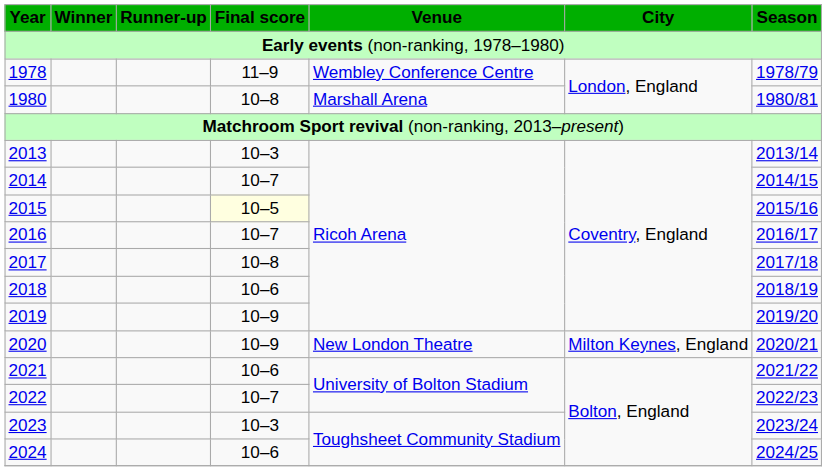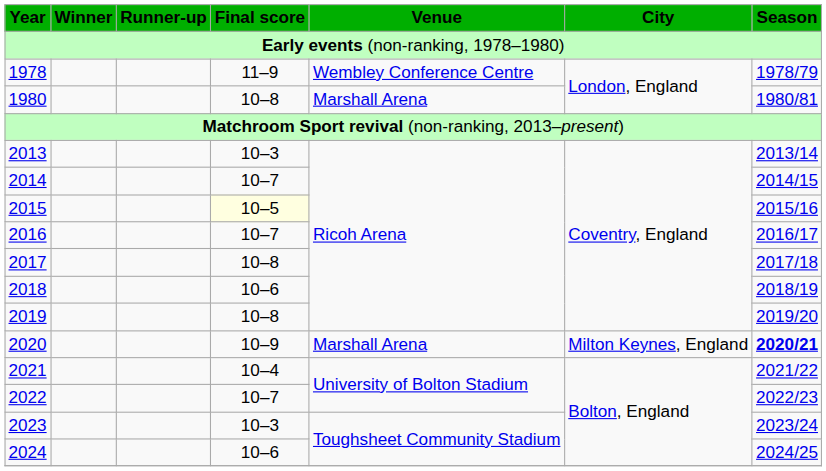(260, 316) 10–9 -> (260, 316) 10–8
(393, 343) New London Theatre -> (370, 343) Marshall Arena
(787, 343) normal -> (787, 343) bold
(260, 371) 10–6 -> (260, 371) 10–4
